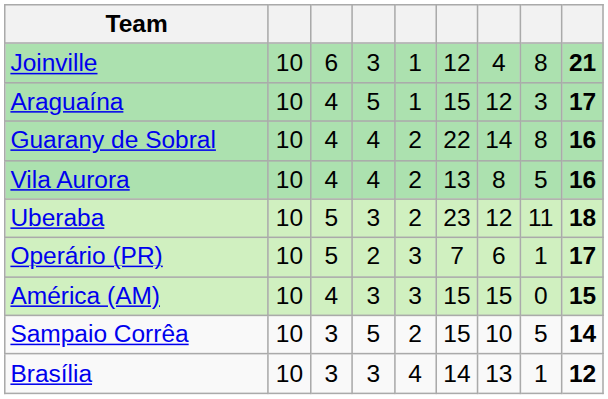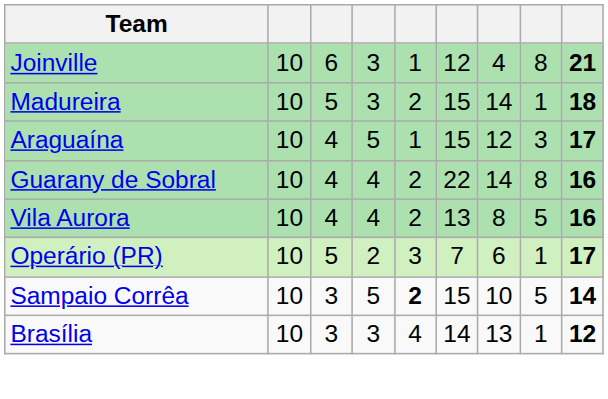+ row: (66, 101)
- row: (57, 218)
- row: (85, 295)
(415, 334) normal -> (415, 295) bold
